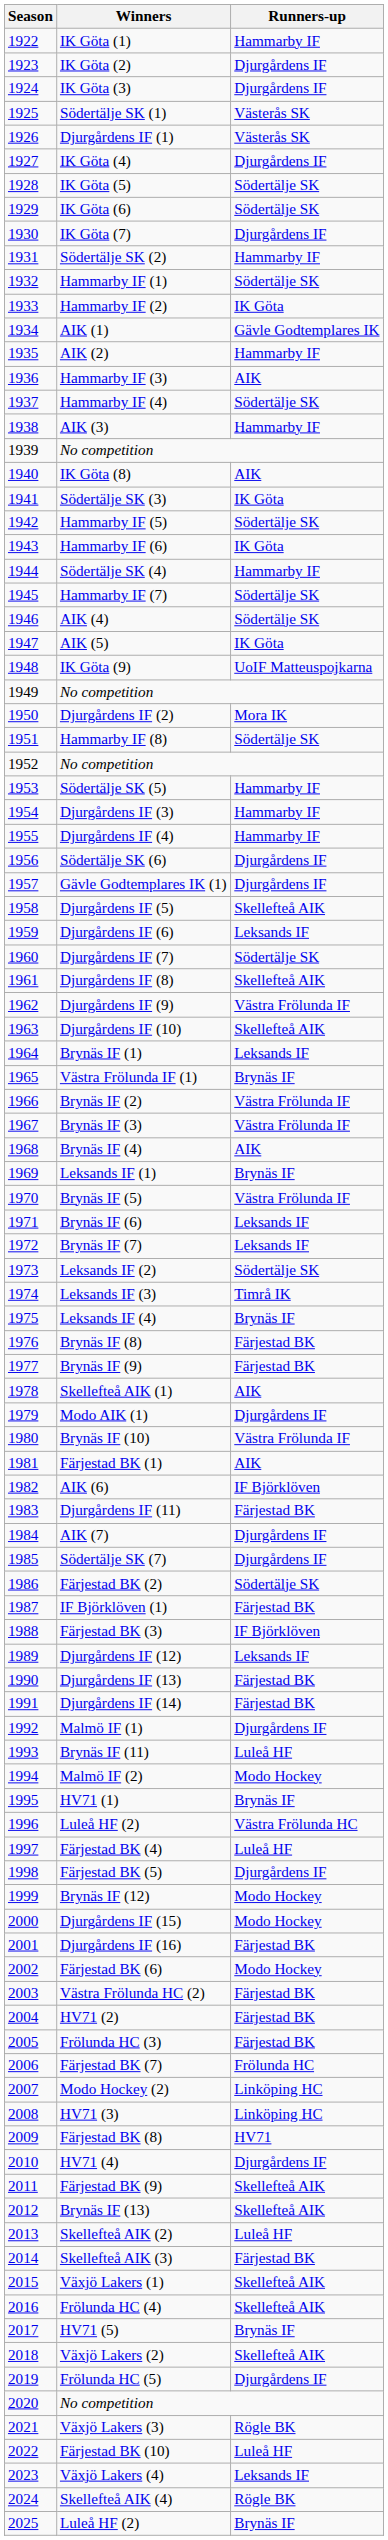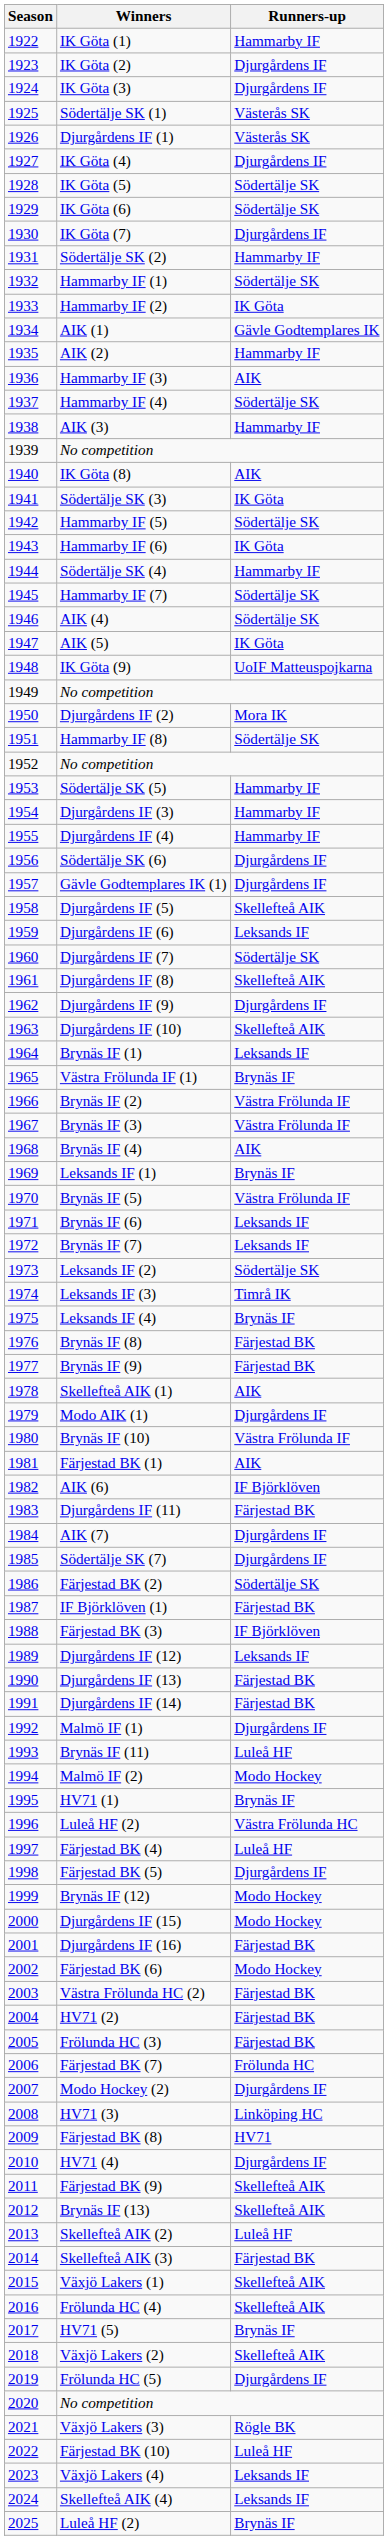(292, 1004) Västra Frölunda IF -> (280, 1004) Djurgårdens IF
(278, 2089) Linköping HC -> (280, 2089) Djurgårdens IF
(265, 2499) Rögle BK -> (272, 2499) Leksands IF
